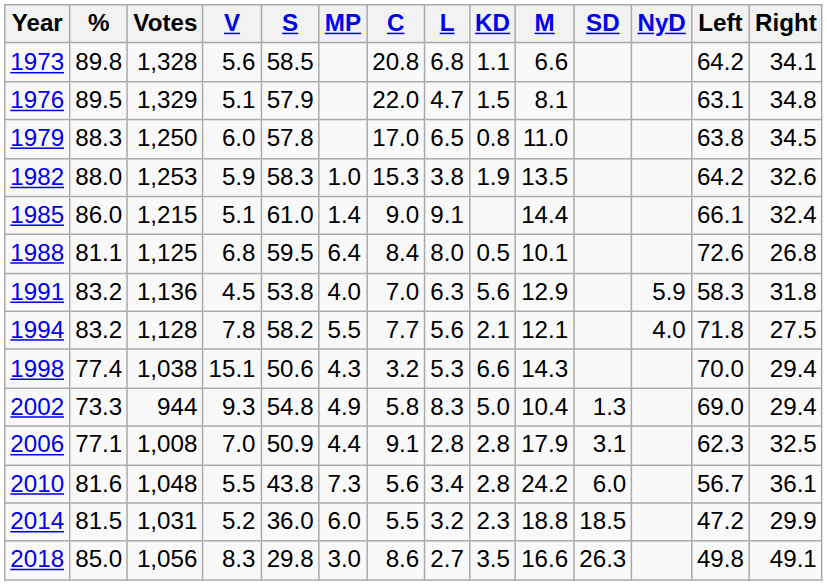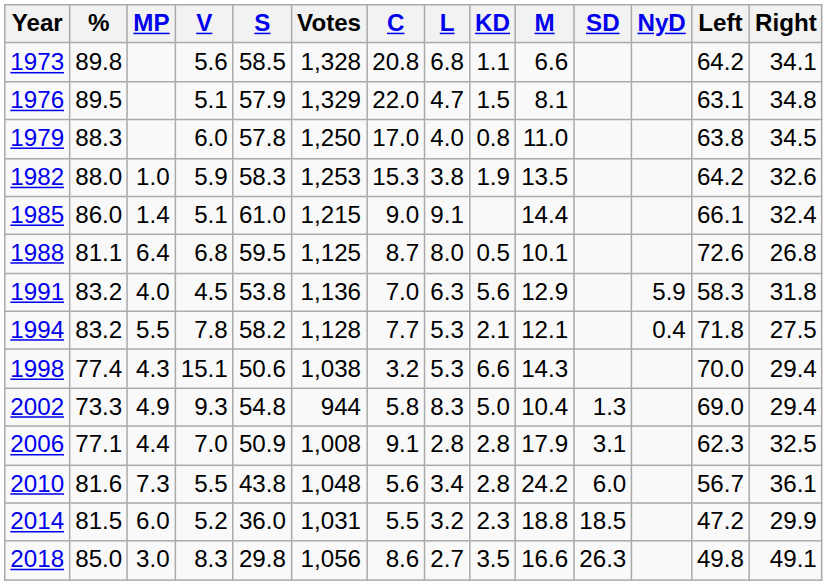columns swapped: (165, 23) <-> (343, 23)
(447, 138) 6.5 -> (447, 138) 4.0
(402, 253) 8.4 -> (402, 253) 8.7
(447, 330) 5.6 -> (447, 330) 5.3
(669, 330) 4.0 -> (669, 330) 0.4
